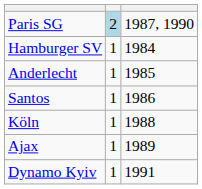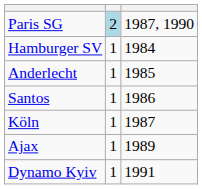(140, 122) 1988 -> (140, 122) 1987
